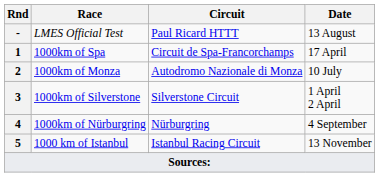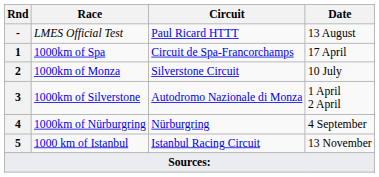(227, 72) Autodromo Nazionale di Monza -> (195, 72) Silverstone Circuit
(195, 98) Silverstone Circuit -> (227, 98) Autodromo Nazionale di Monza
